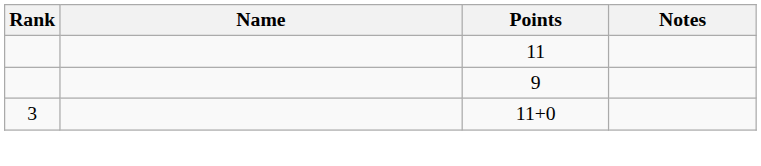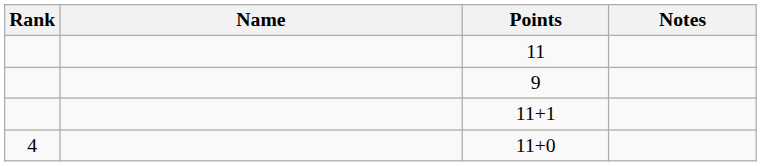+ row: (536, 113)
(32, 113) 3 -> (32, 144) 4
